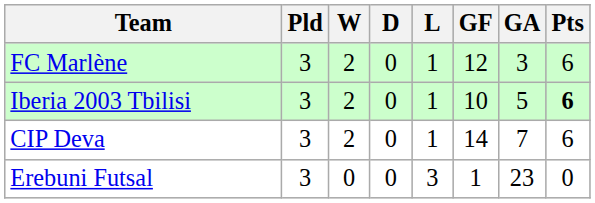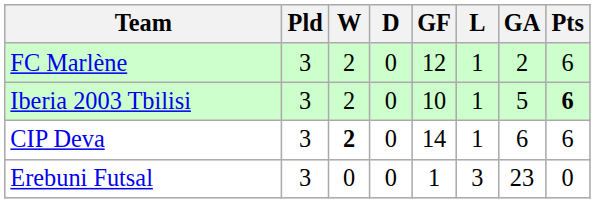columns swapped: (432, 23) <-> (476, 23)
(522, 62) 3 -> (522, 62) 2
(349, 139) normal -> (349, 139) bold
(522, 139) 7 -> (522, 139) 6
